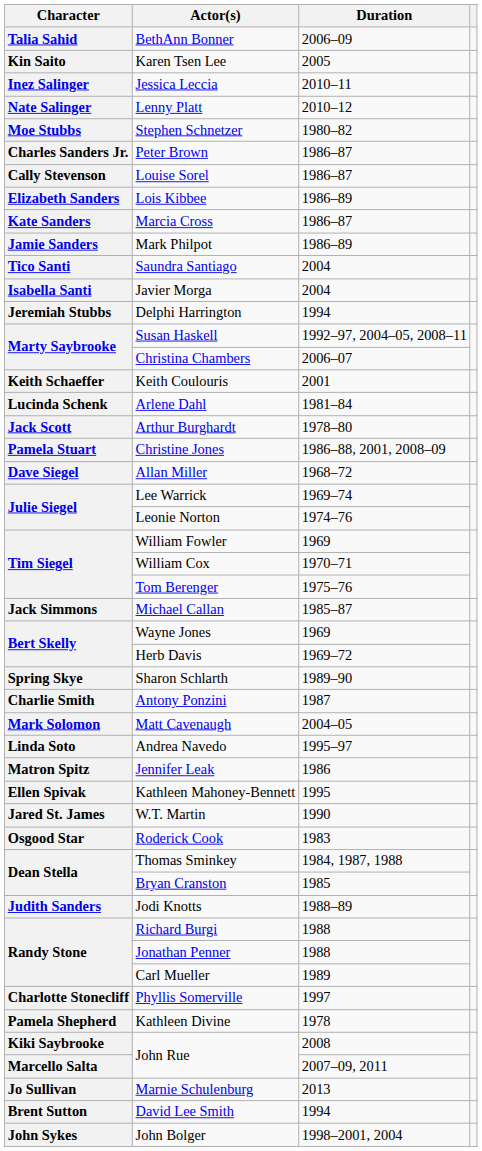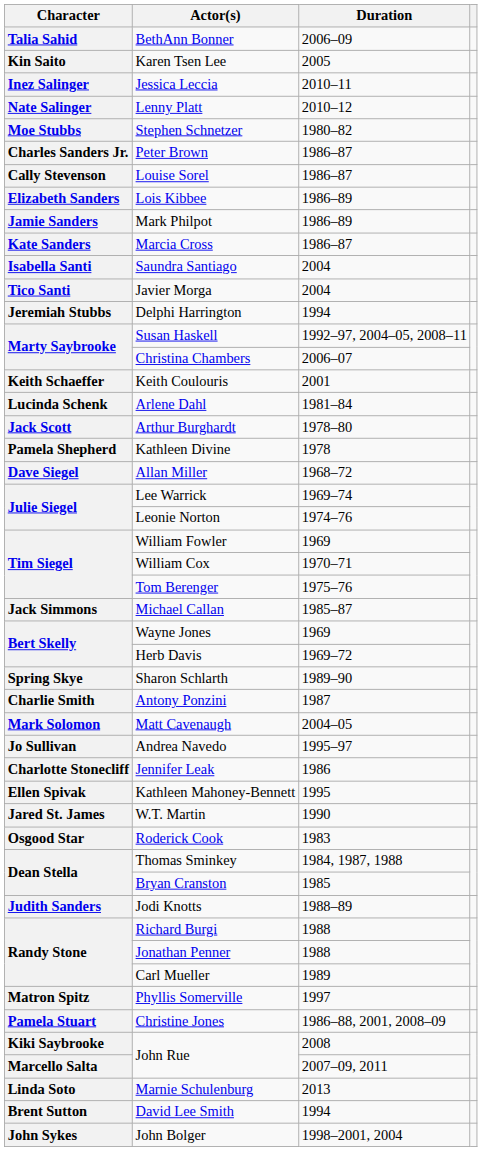rows swapped: (174, 244) <-> (174, 221)
(39, 267) Tico Santi -> (50, 267) Isabella Santi
(50, 289) Isabella Santi -> (39, 289) Tico Santi
rows swapped: (183, 1020) <-> (180, 449)
(42, 746) Linda Soto -> (42, 746) Jo Sullivan
(49, 769) Matron Spitz -> (68, 769) Charlotte Stonecliff
(68, 997) Charlotte Stonecliff -> (49, 997) Matron Spitz
(42, 1089) Jo Sullivan -> (42, 1089) Linda Soto
